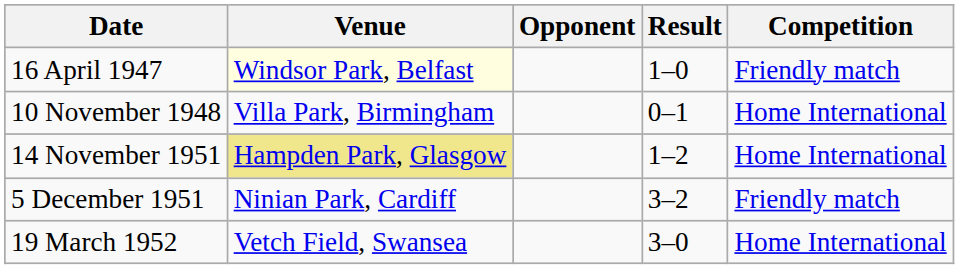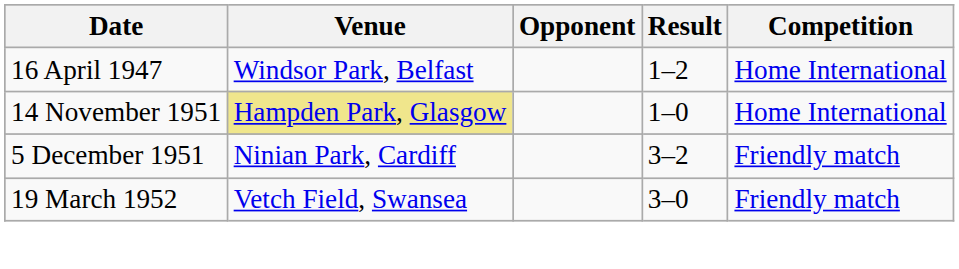(354, 69) lightyellow background -> (354, 69) no background
(668, 69) 1–0 -> (668, 69) 1–2
(817, 69) Friendly match -> (841, 69) Home International
- row: (116, 112)
(668, 155) 1–2 -> (668, 112) 1–0
(841, 241) Home International -> (817, 198) Friendly match
